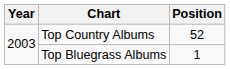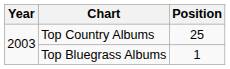(197, 34) 52 -> (197, 34) 25
